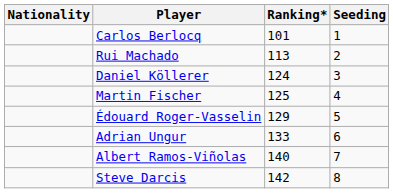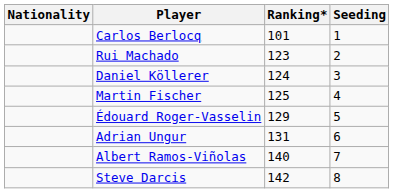(279, 55) 113 -> (279, 55) 123
(279, 137) 133 -> (279, 137) 131
